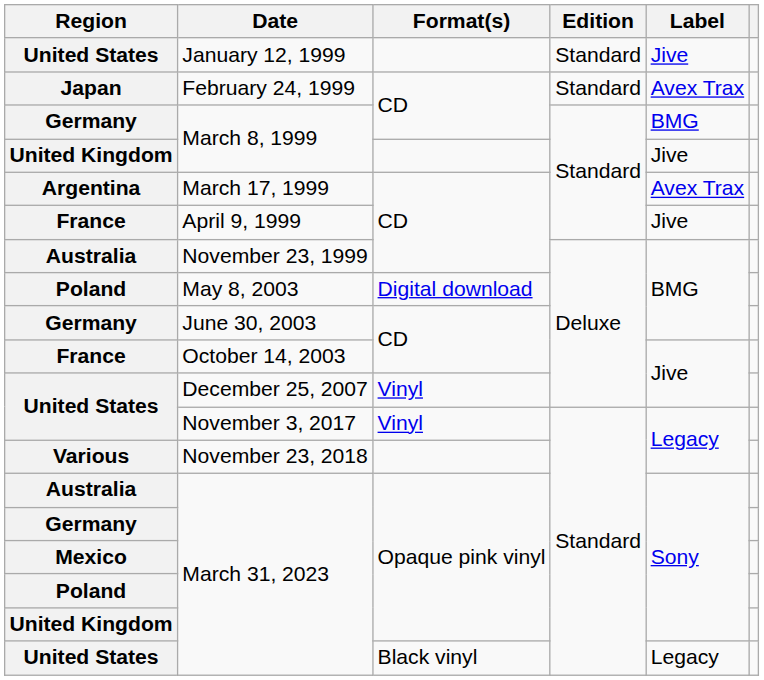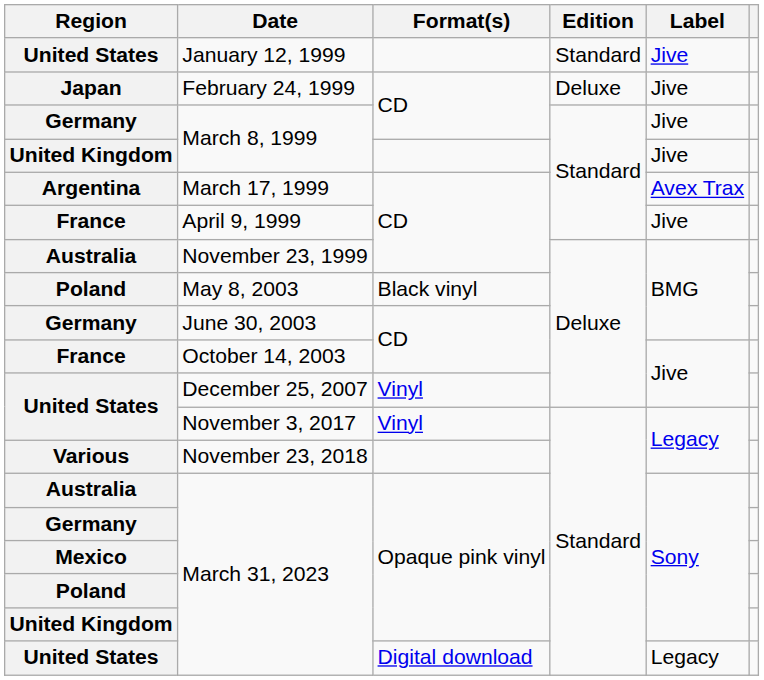(598, 88) Standard -> (588, 88) Deluxe
(697, 88) Avex Trax -> (669, 88) Jive
(675, 121) BMG -> (669, 121) Jive
(455, 289) Digital download -> (427, 289) Black vinyl
(427, 657) Black vinyl -> (455, 657) Digital download
